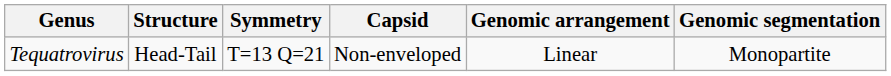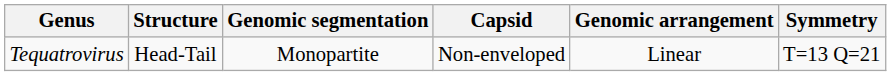columns swapped: (276, 20) <-> (780, 20)
